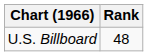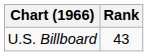(121, 39) 48 -> (121, 39) 43
